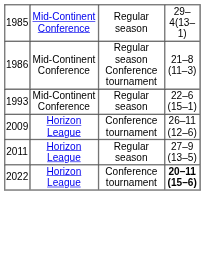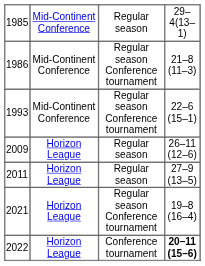(131, 101) Regular season -> (131, 113) Regular season Conference tournament
(131, 127) Conference tournament -> (131, 149) Regular season
+ row: (17, 211)
